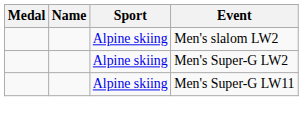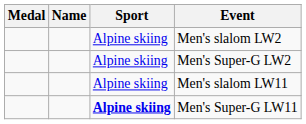+ row: (233, 84)
(130, 84) normal -> (132, 107) bold
